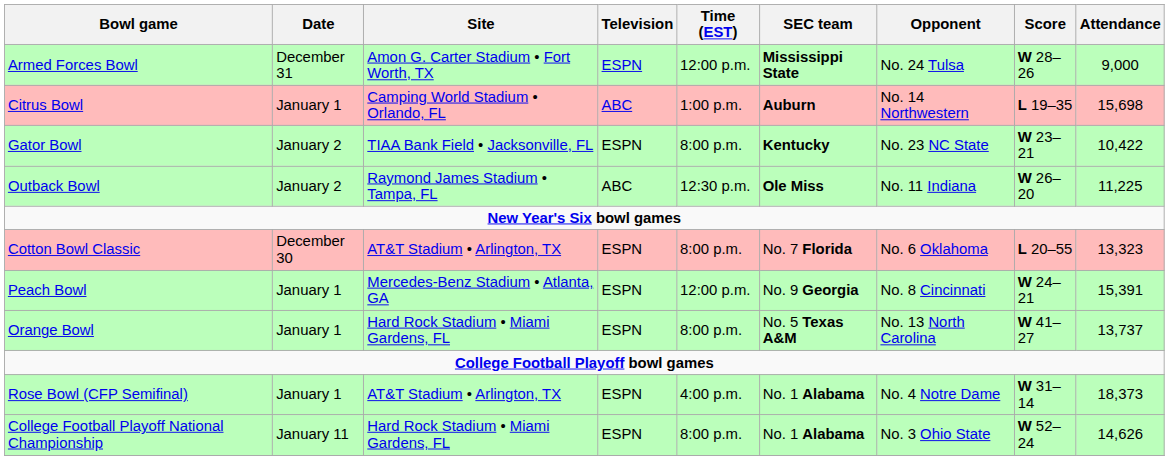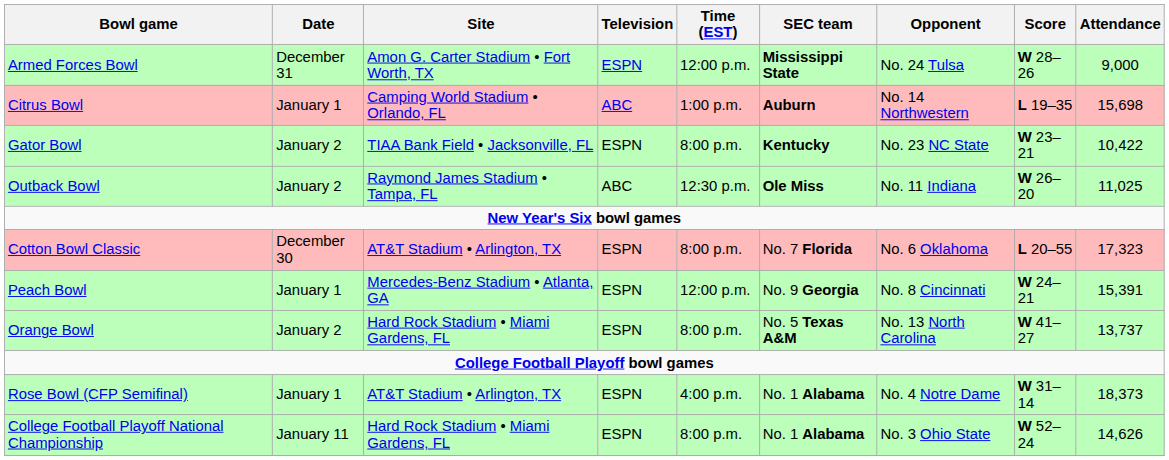(1120, 186) 11,225 -> (1120, 186) 11,025
(1120, 249) 13,323 -> (1120, 249) 17,323
(309, 330) January 1 -> (309, 330) January 2
